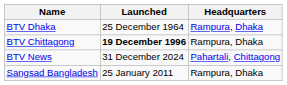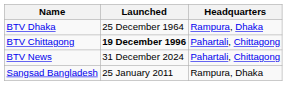(227, 42) Rampura, Dhaka -> (235, 42) Pahartali, Chittagong
